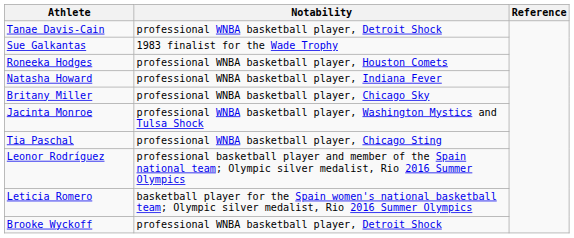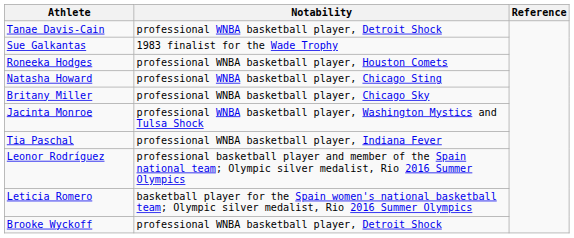(289, 79) professional WNBA basketball player, Indiana Fever -> (289, 79) professional WNBA basketball player, Chicago Sting
(289, 140) professional WNBA basketball player, Chicago Sting -> (289, 140) professional WNBA basketball player, Indiana Fever
